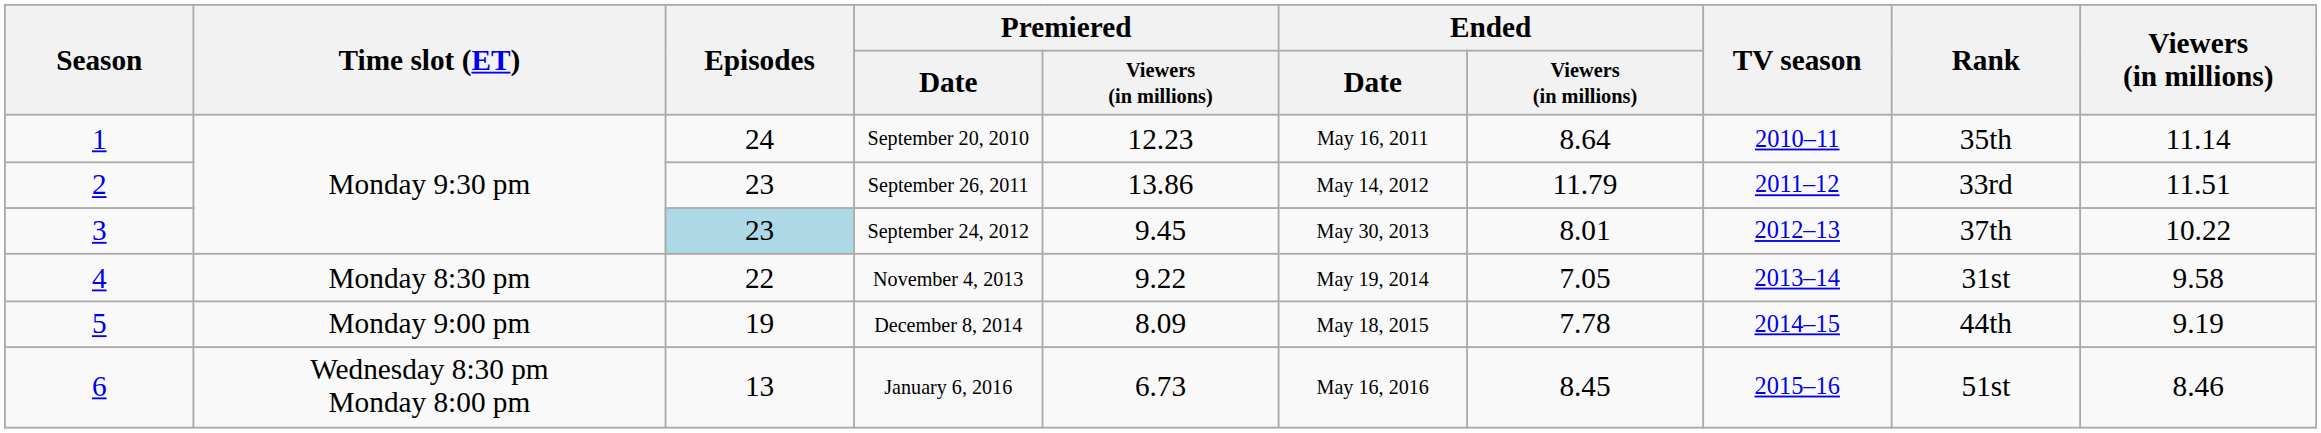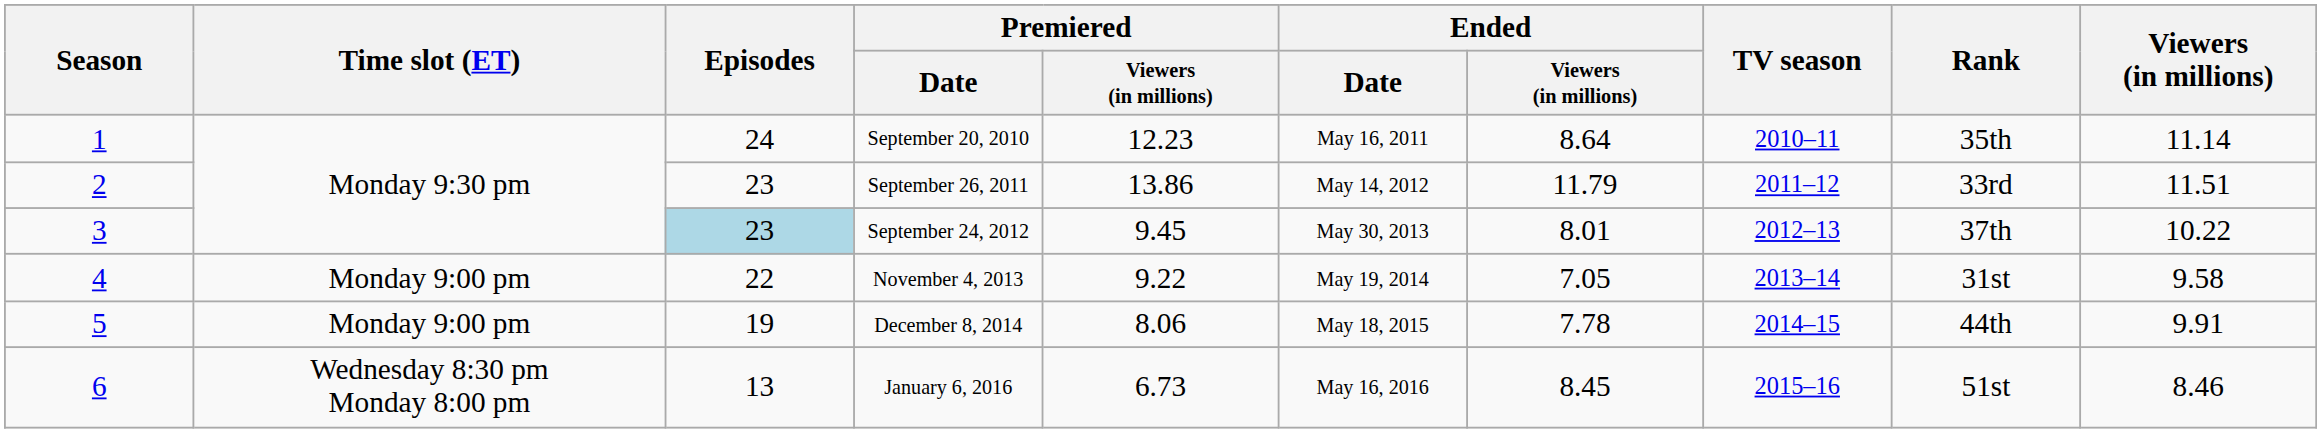(429, 277) Monday 8:30 pm -> (429, 277) Monday 9:00 pm
(1161, 323) 8.09 -> (1161, 323) 8.06
(2198, 323) 9.19 -> (2198, 323) 9.91
